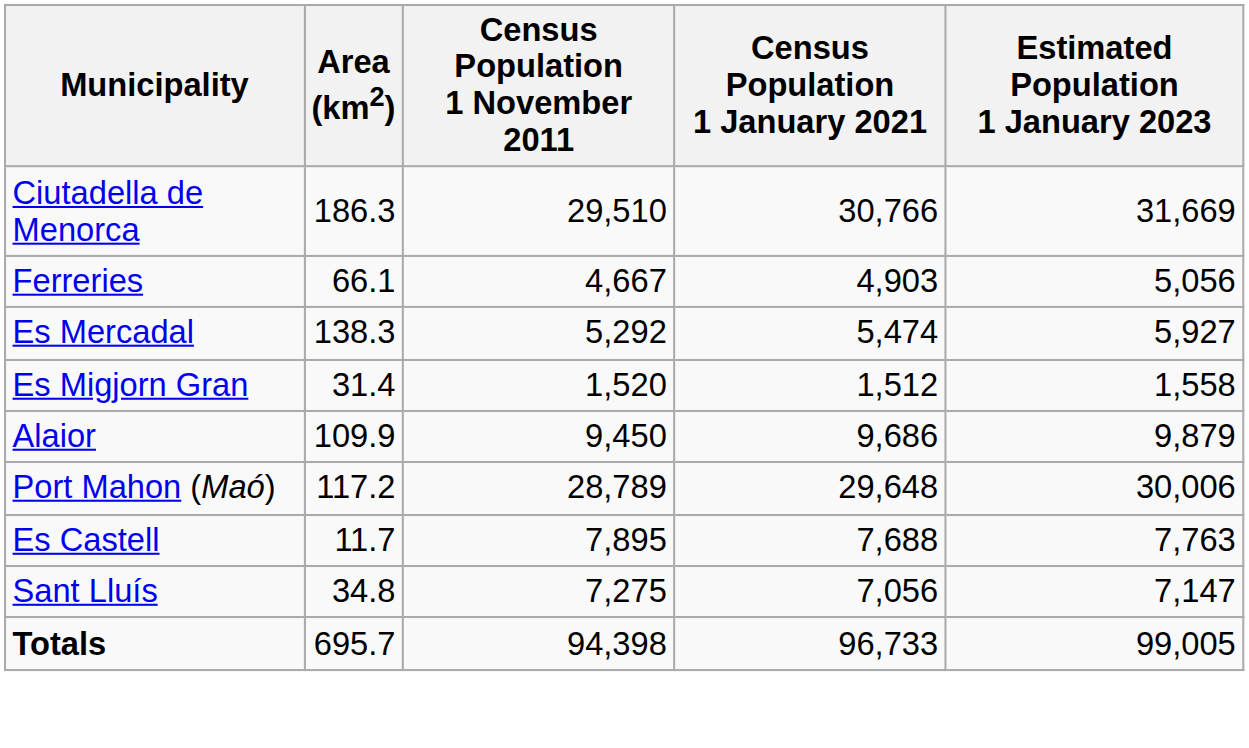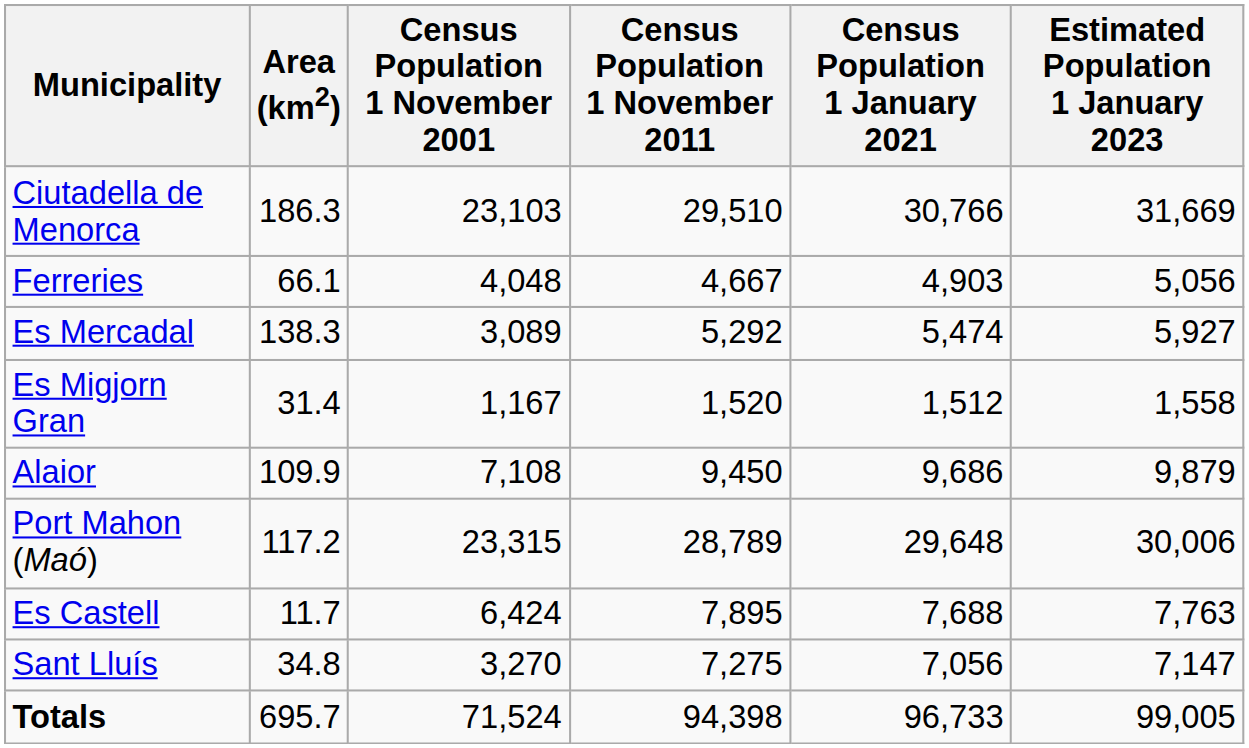+ column: (459, 85)
